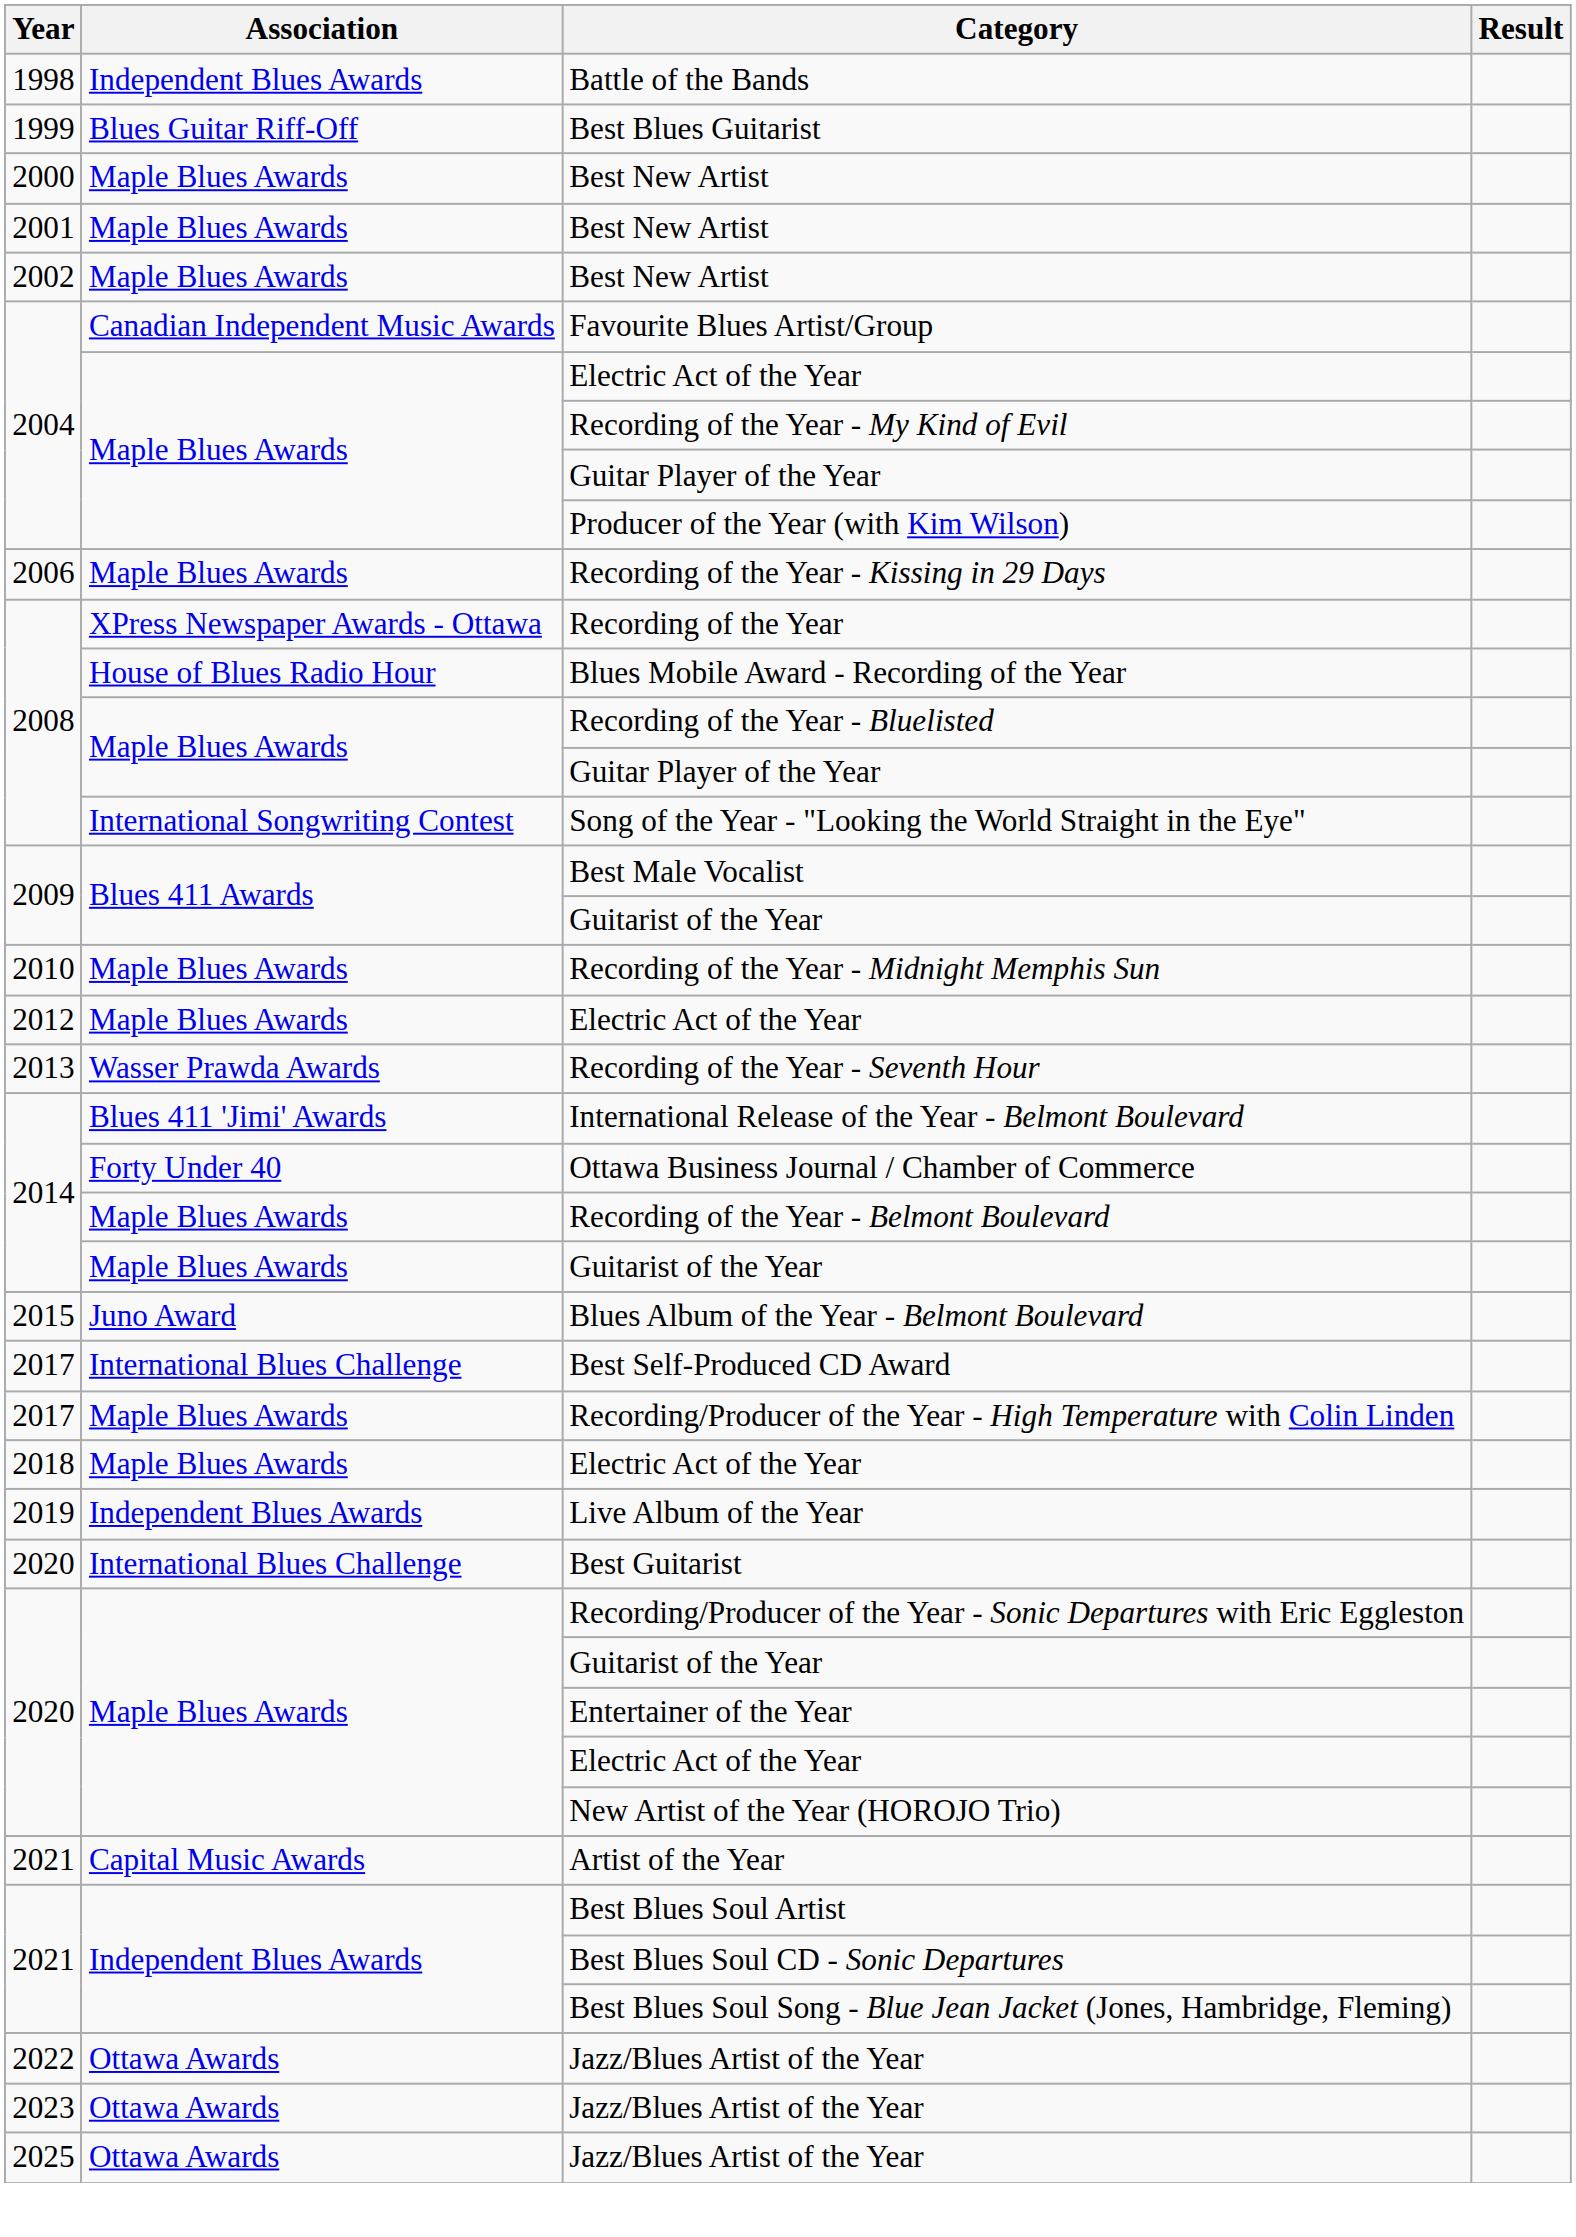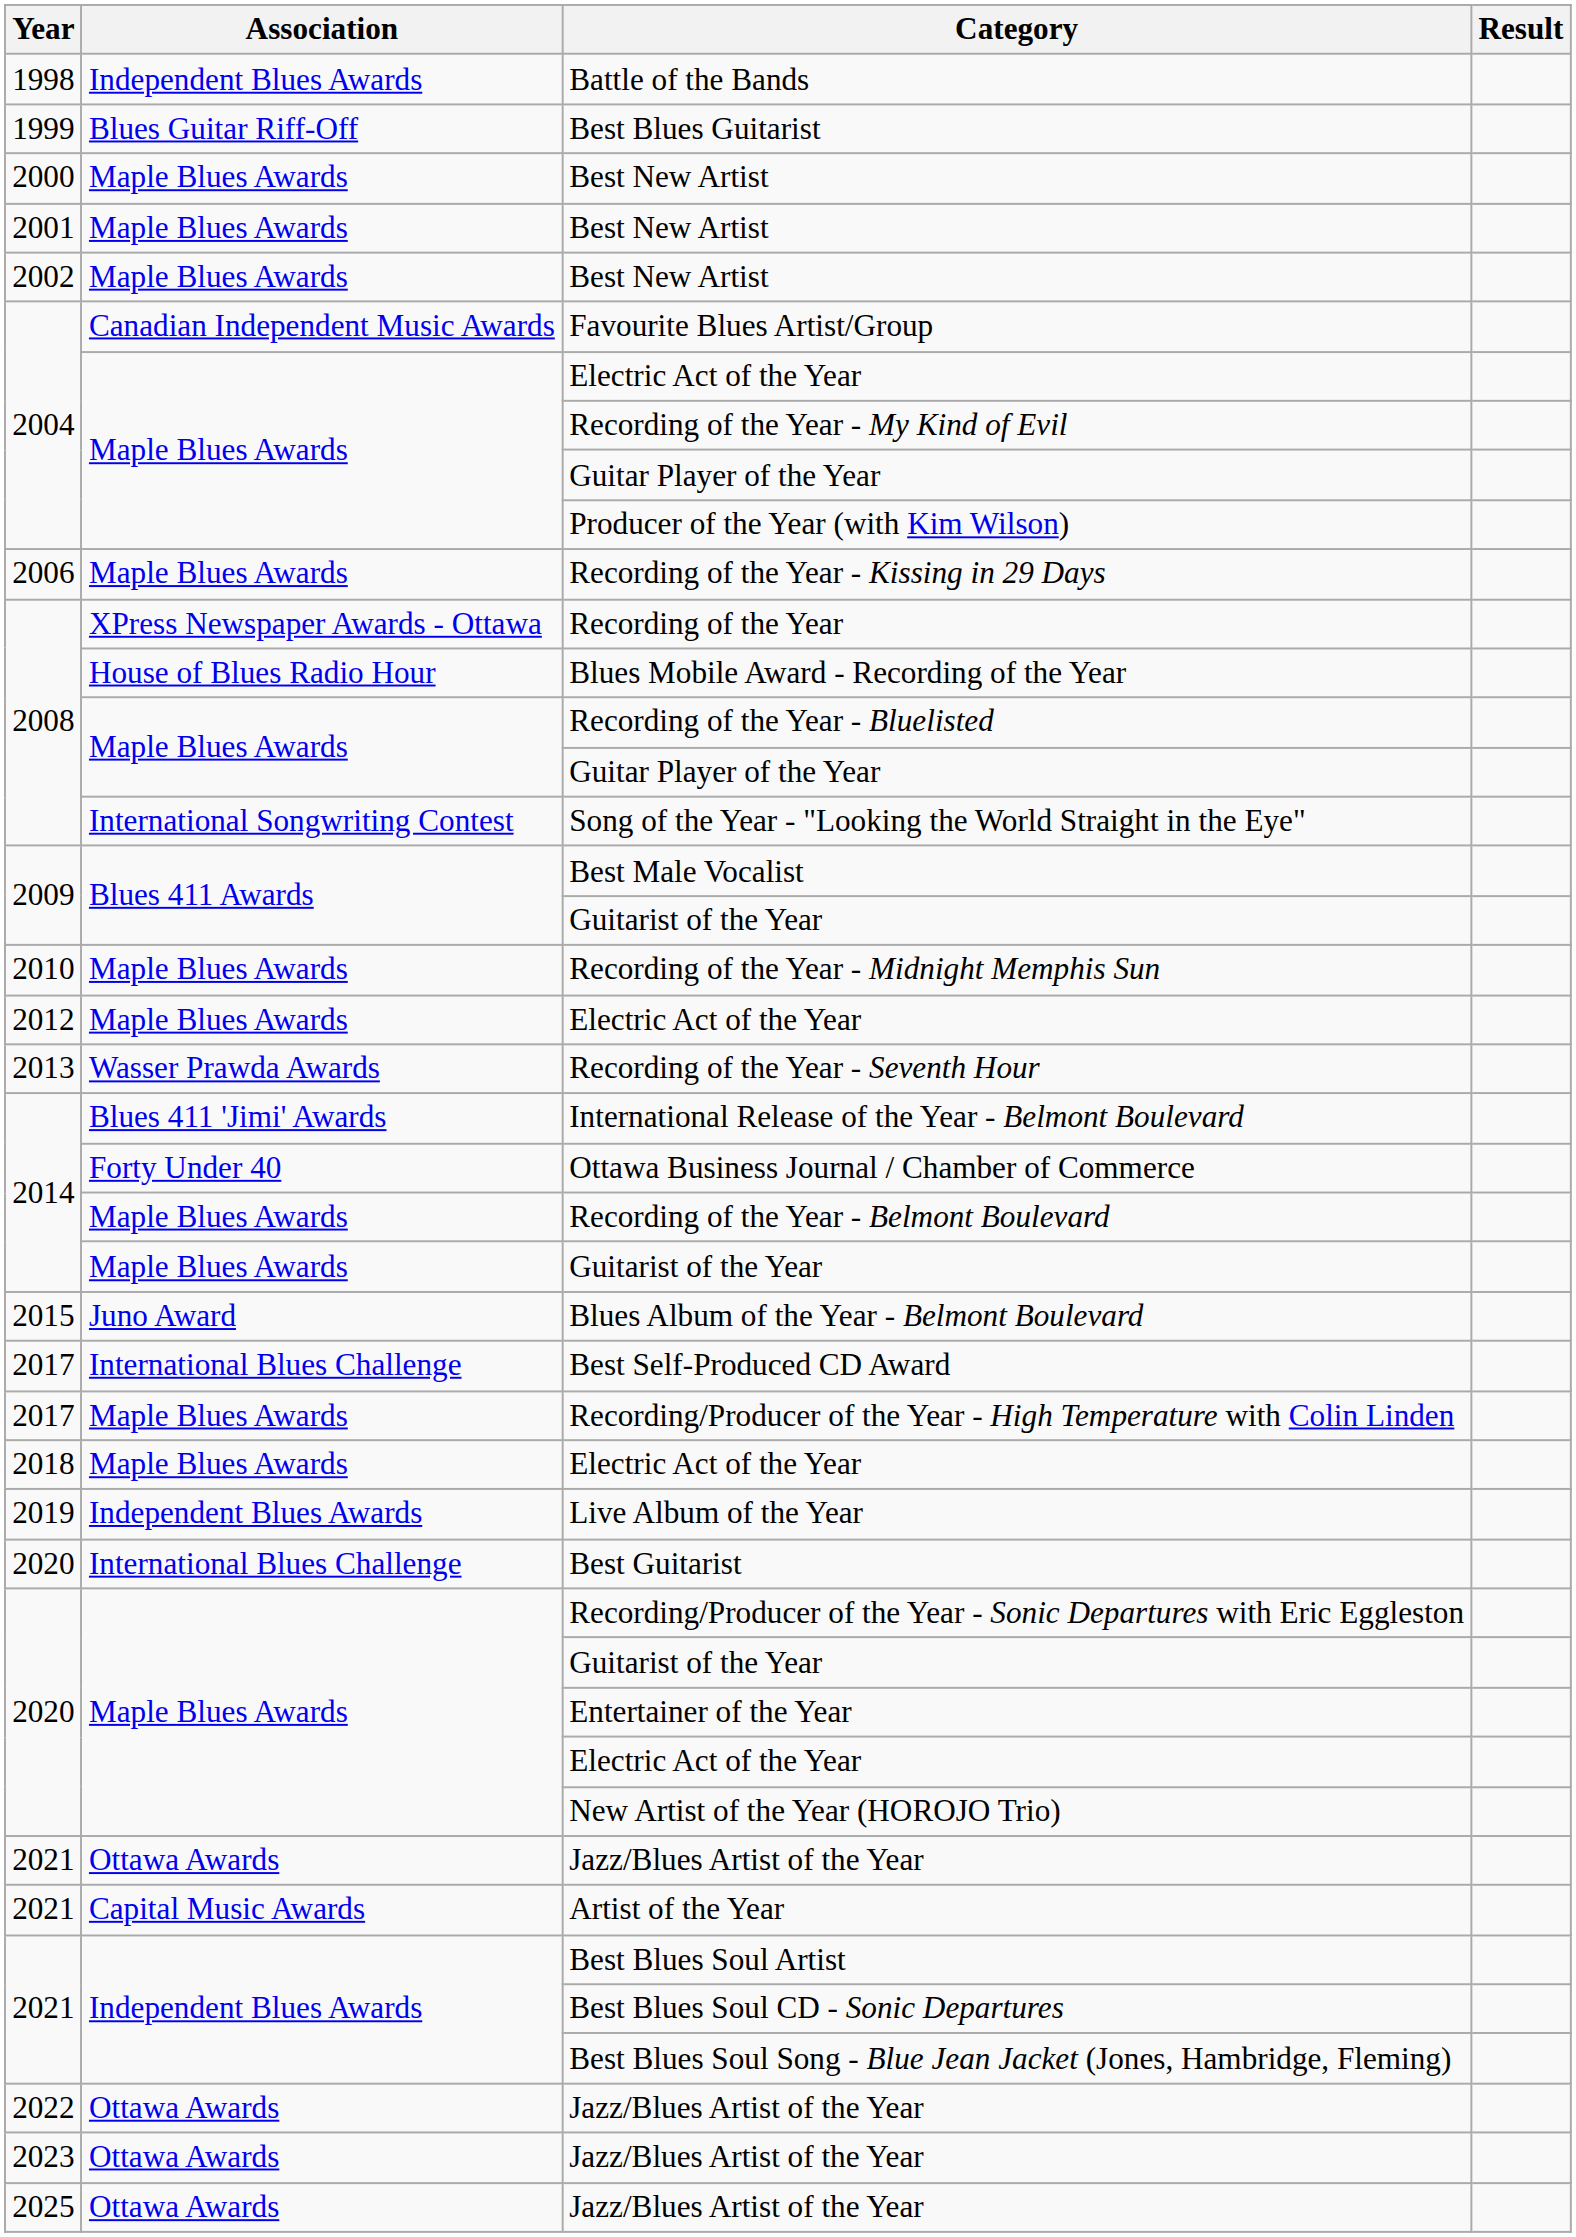+ row: (43, 1860)
